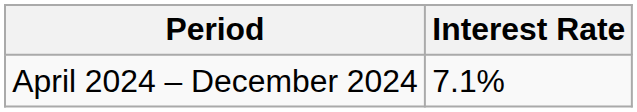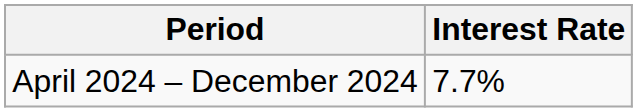(469, 80) 7.1% -> (469, 80) 7.7%
